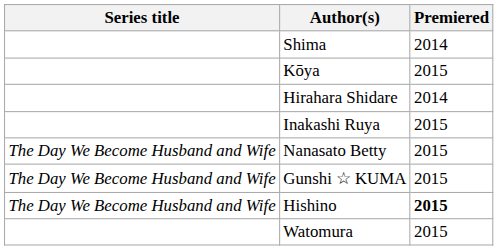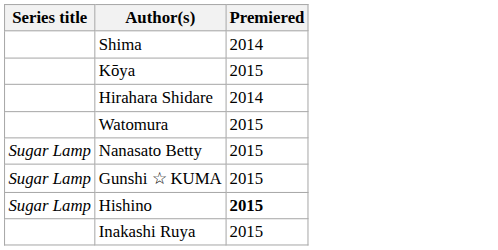rows swapped: (318, 232) <-> (332, 124)
(142, 151) The Day We Become Husband and Wife -> (50, 151) Sugar Lamp
(142, 178) The Day We Become Husband and Wife -> (50, 178) Sugar Lamp
(142, 205) The Day We Become Husband and Wife -> (50, 205) Sugar Lamp
